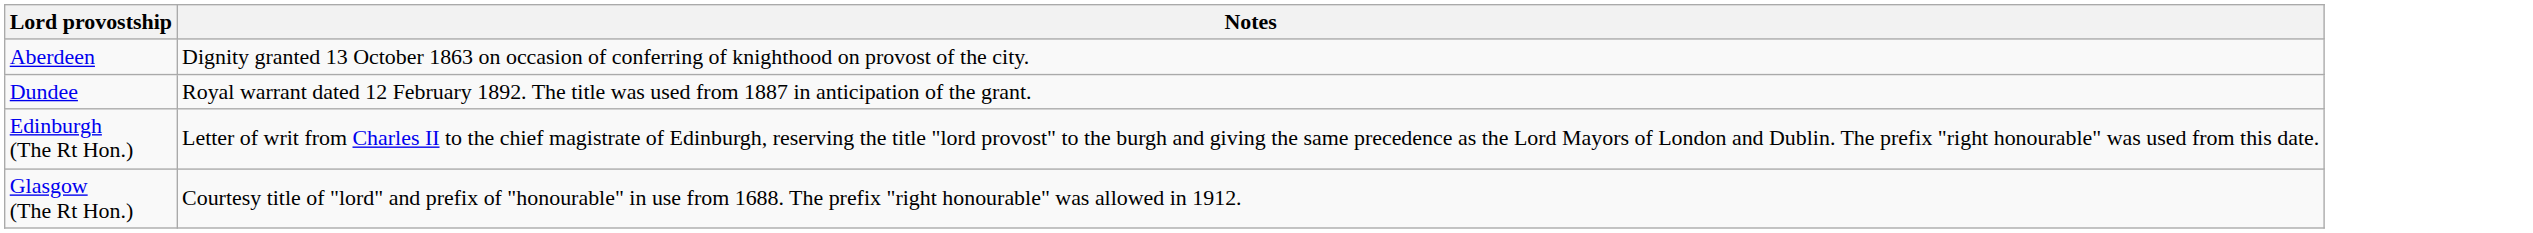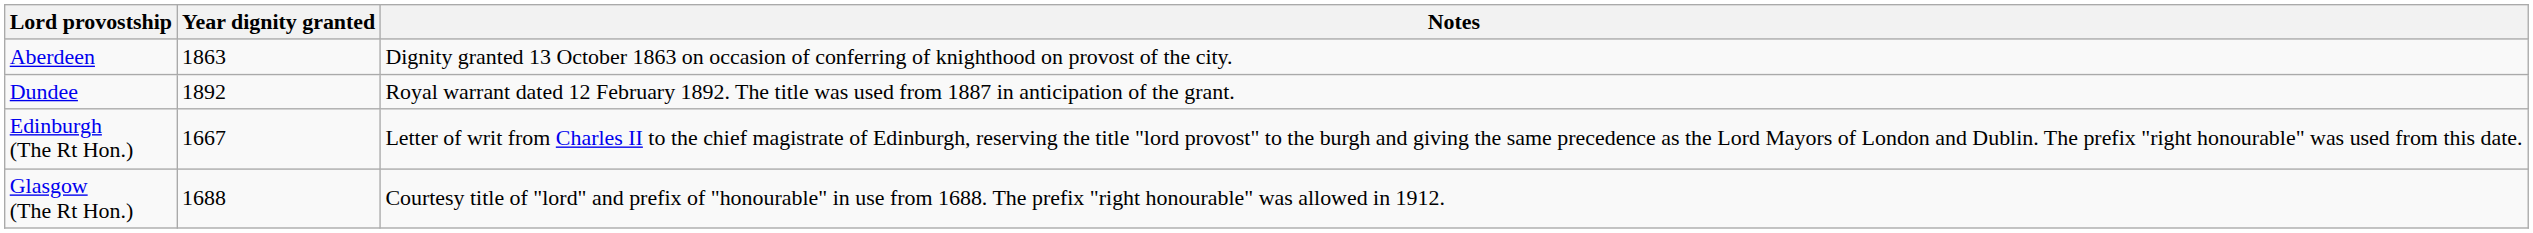+ column: (279, 21)
